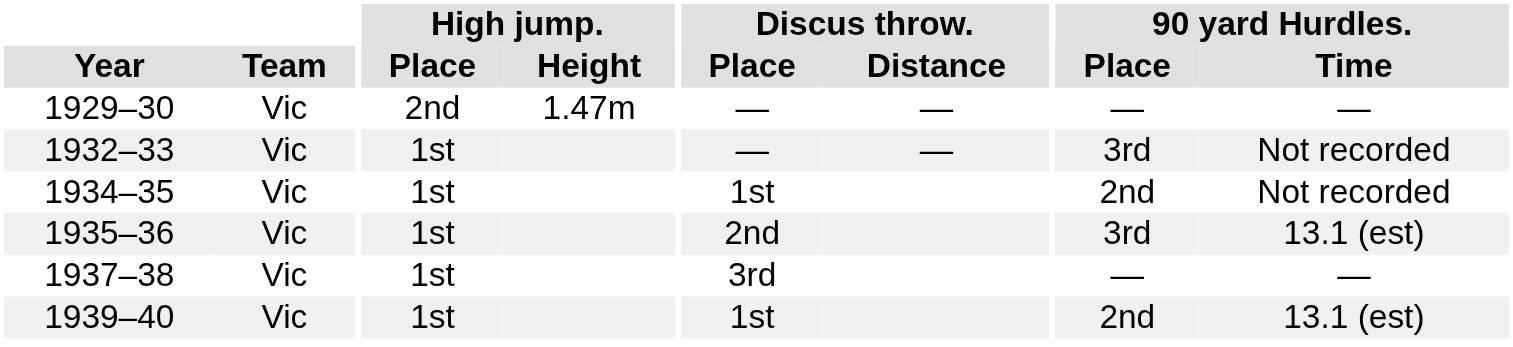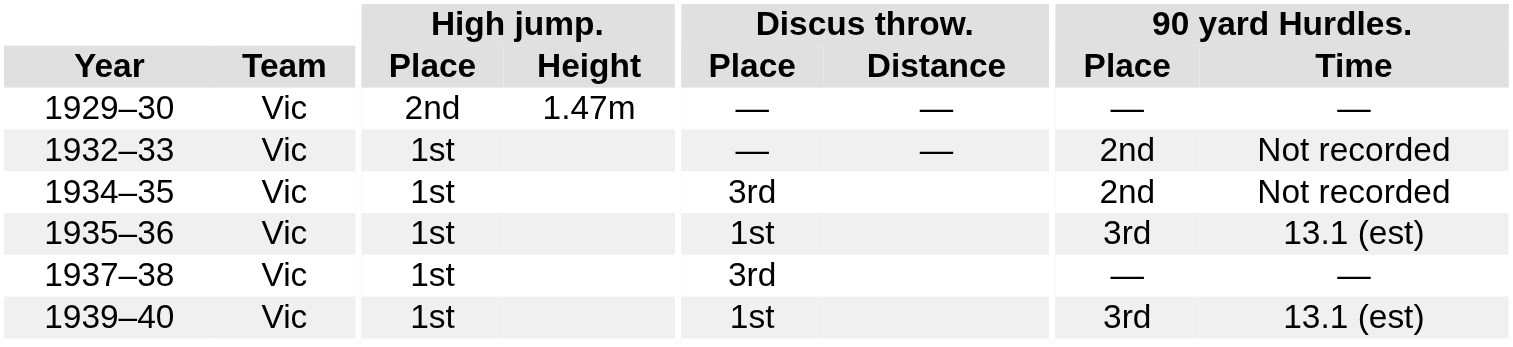(1127, 149) 3rd -> (1127, 149) 2nd
(752, 191) 1st -> (752, 191) 3rd
(752, 233) 2nd -> (752, 233) 1st
(1127, 316) 2nd -> (1127, 316) 3rd
